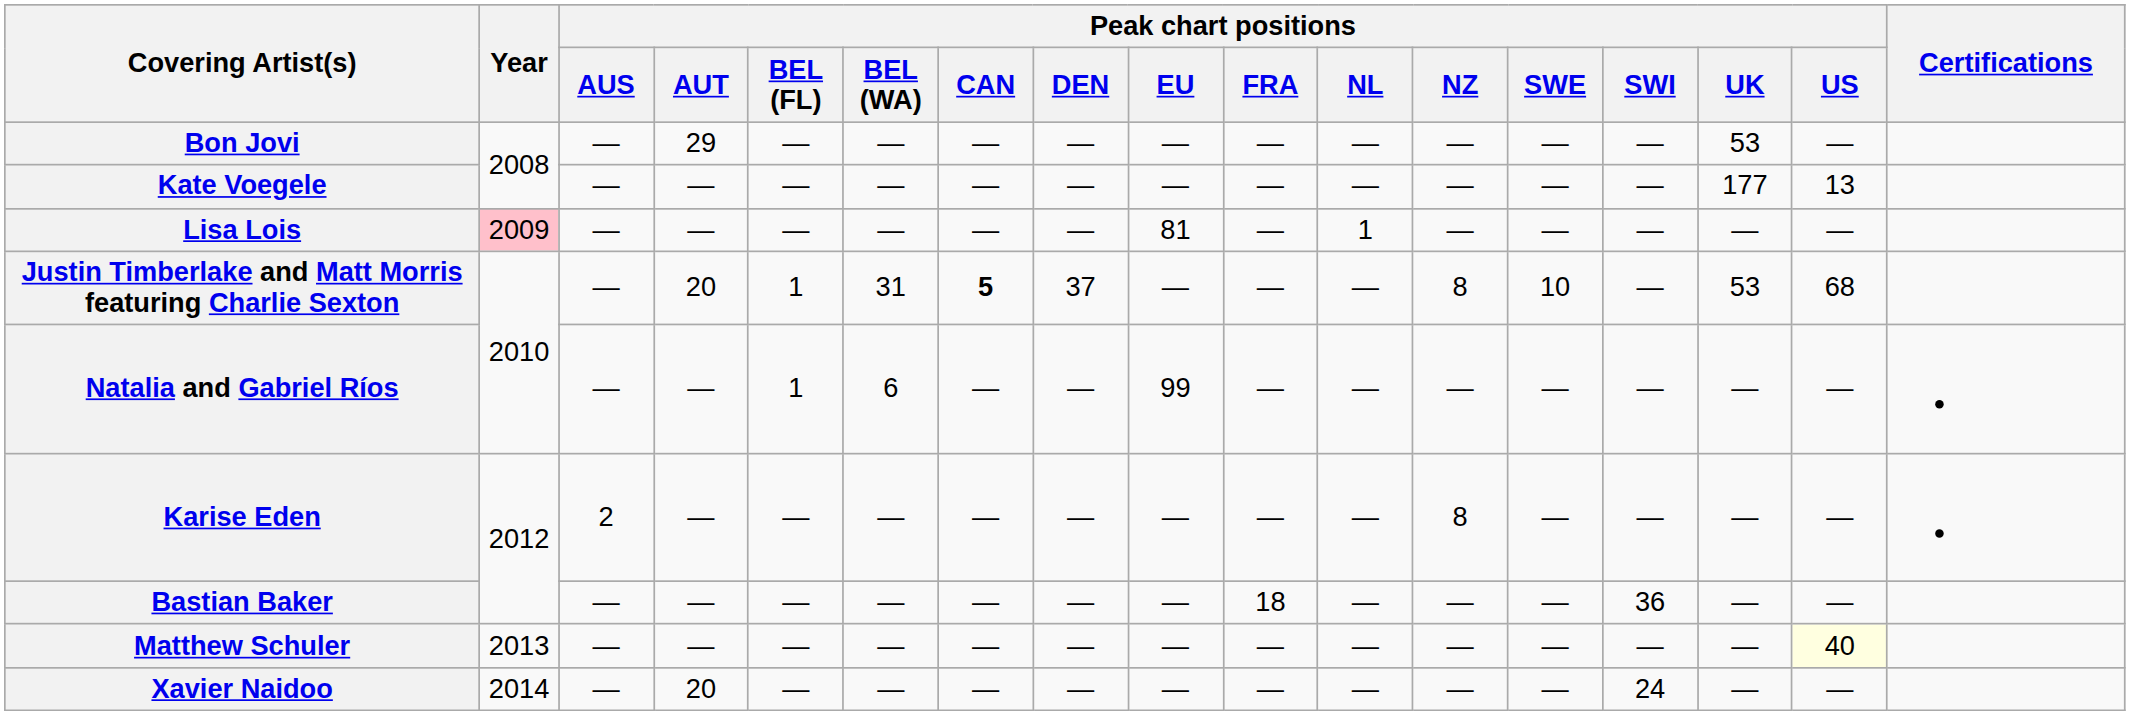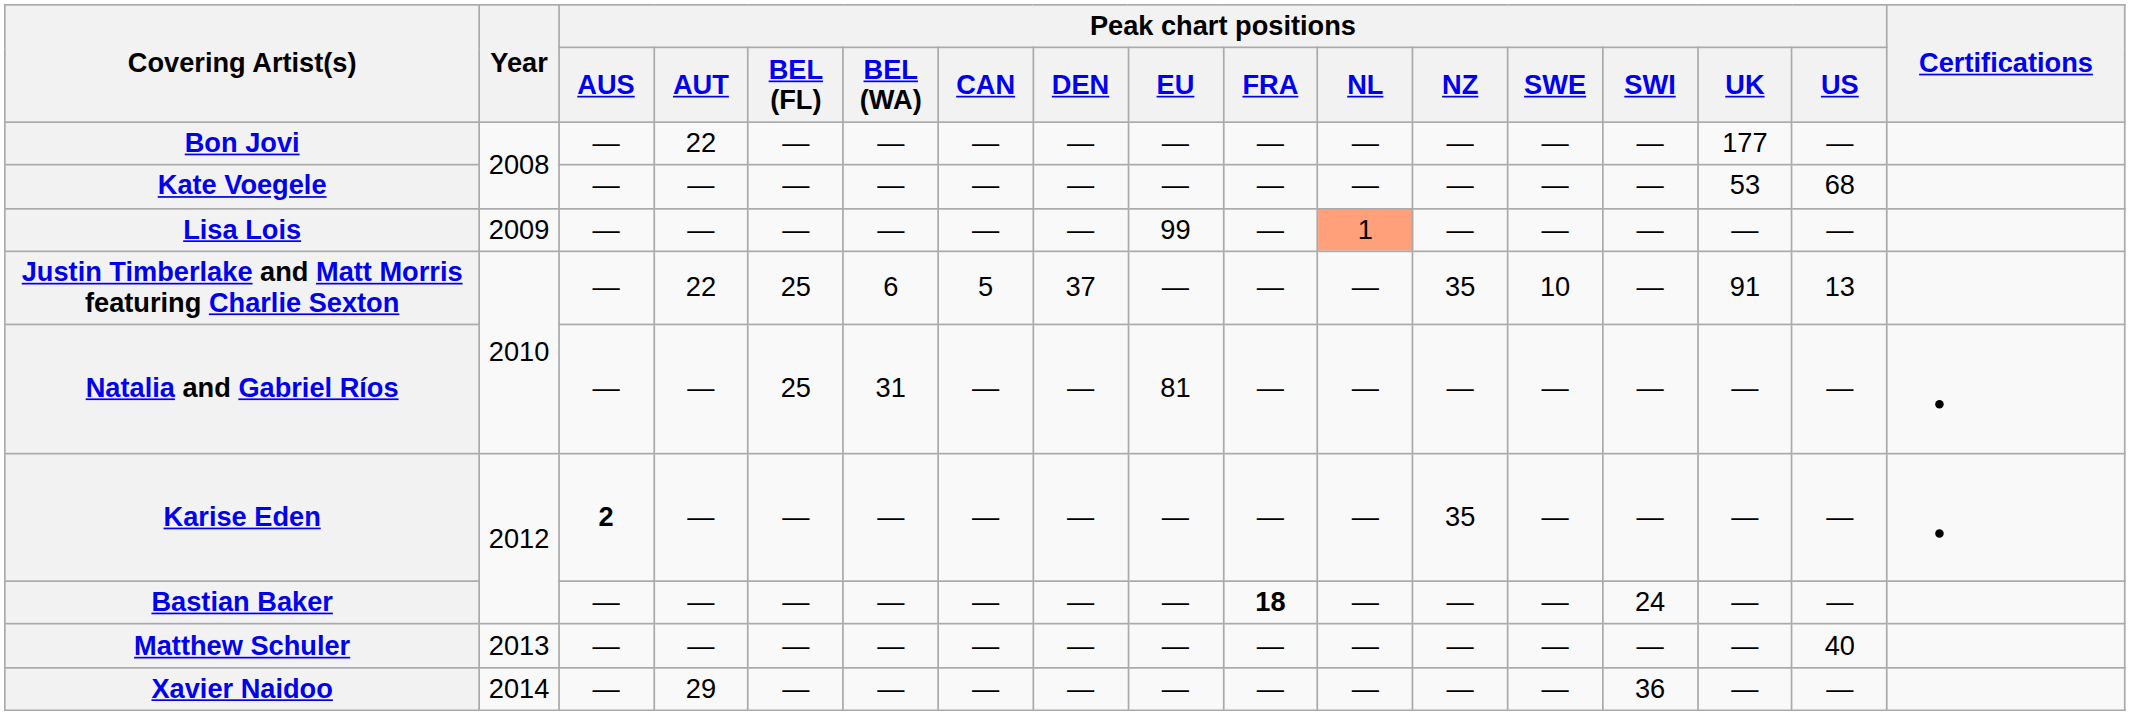(701, 142) 29 -> (701, 142) 22
(1745, 142) 53 -> (1745, 142) 177
(1745, 186) 177 -> (1745, 186) 53
(1840, 186) 13 -> (1840, 186) 68
(519, 229) pink background -> (519, 229) no background
(1175, 229) 81 -> (1175, 229) 99
(1365, 229) no background -> (1365, 229) lightsalmon background
(701, 287) 20 -> (701, 287) 22
(796, 287) 1 -> (796, 287) 25
(891, 287) 31 -> (891, 287) 6
(986, 287) bold -> (986, 287) normal
(1460, 287) 8 -> (1460, 287) 35
(1745, 287) 53 -> (1745, 287) 91
(1840, 287) 68 -> (1840, 287) 13
(796, 388) 1 -> (796, 388) 25
(891, 388) 6 -> (891, 388) 31
(1175, 388) 99 -> (1175, 388) 81
(606, 516) normal -> (606, 516) bold
(1460, 516) 8 -> (1460, 516) 35
(1270, 602) normal -> (1270, 602) bold
(1650, 602) 36 -> (1650, 602) 24
(1840, 645) lightyellow background -> (1840, 645) no background
(701, 688) 20 -> (701, 688) 29
(1650, 688) 24 -> (1650, 688) 36
